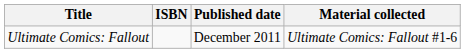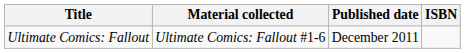columns swapped: (372, 15) <-> (171, 15)
